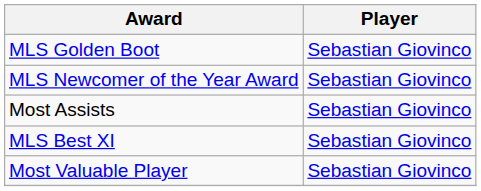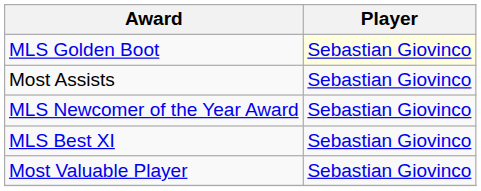(389, 49) no background -> (389, 49) lightyellow background
rows swapped: (62, 110) <-> (154, 79)
